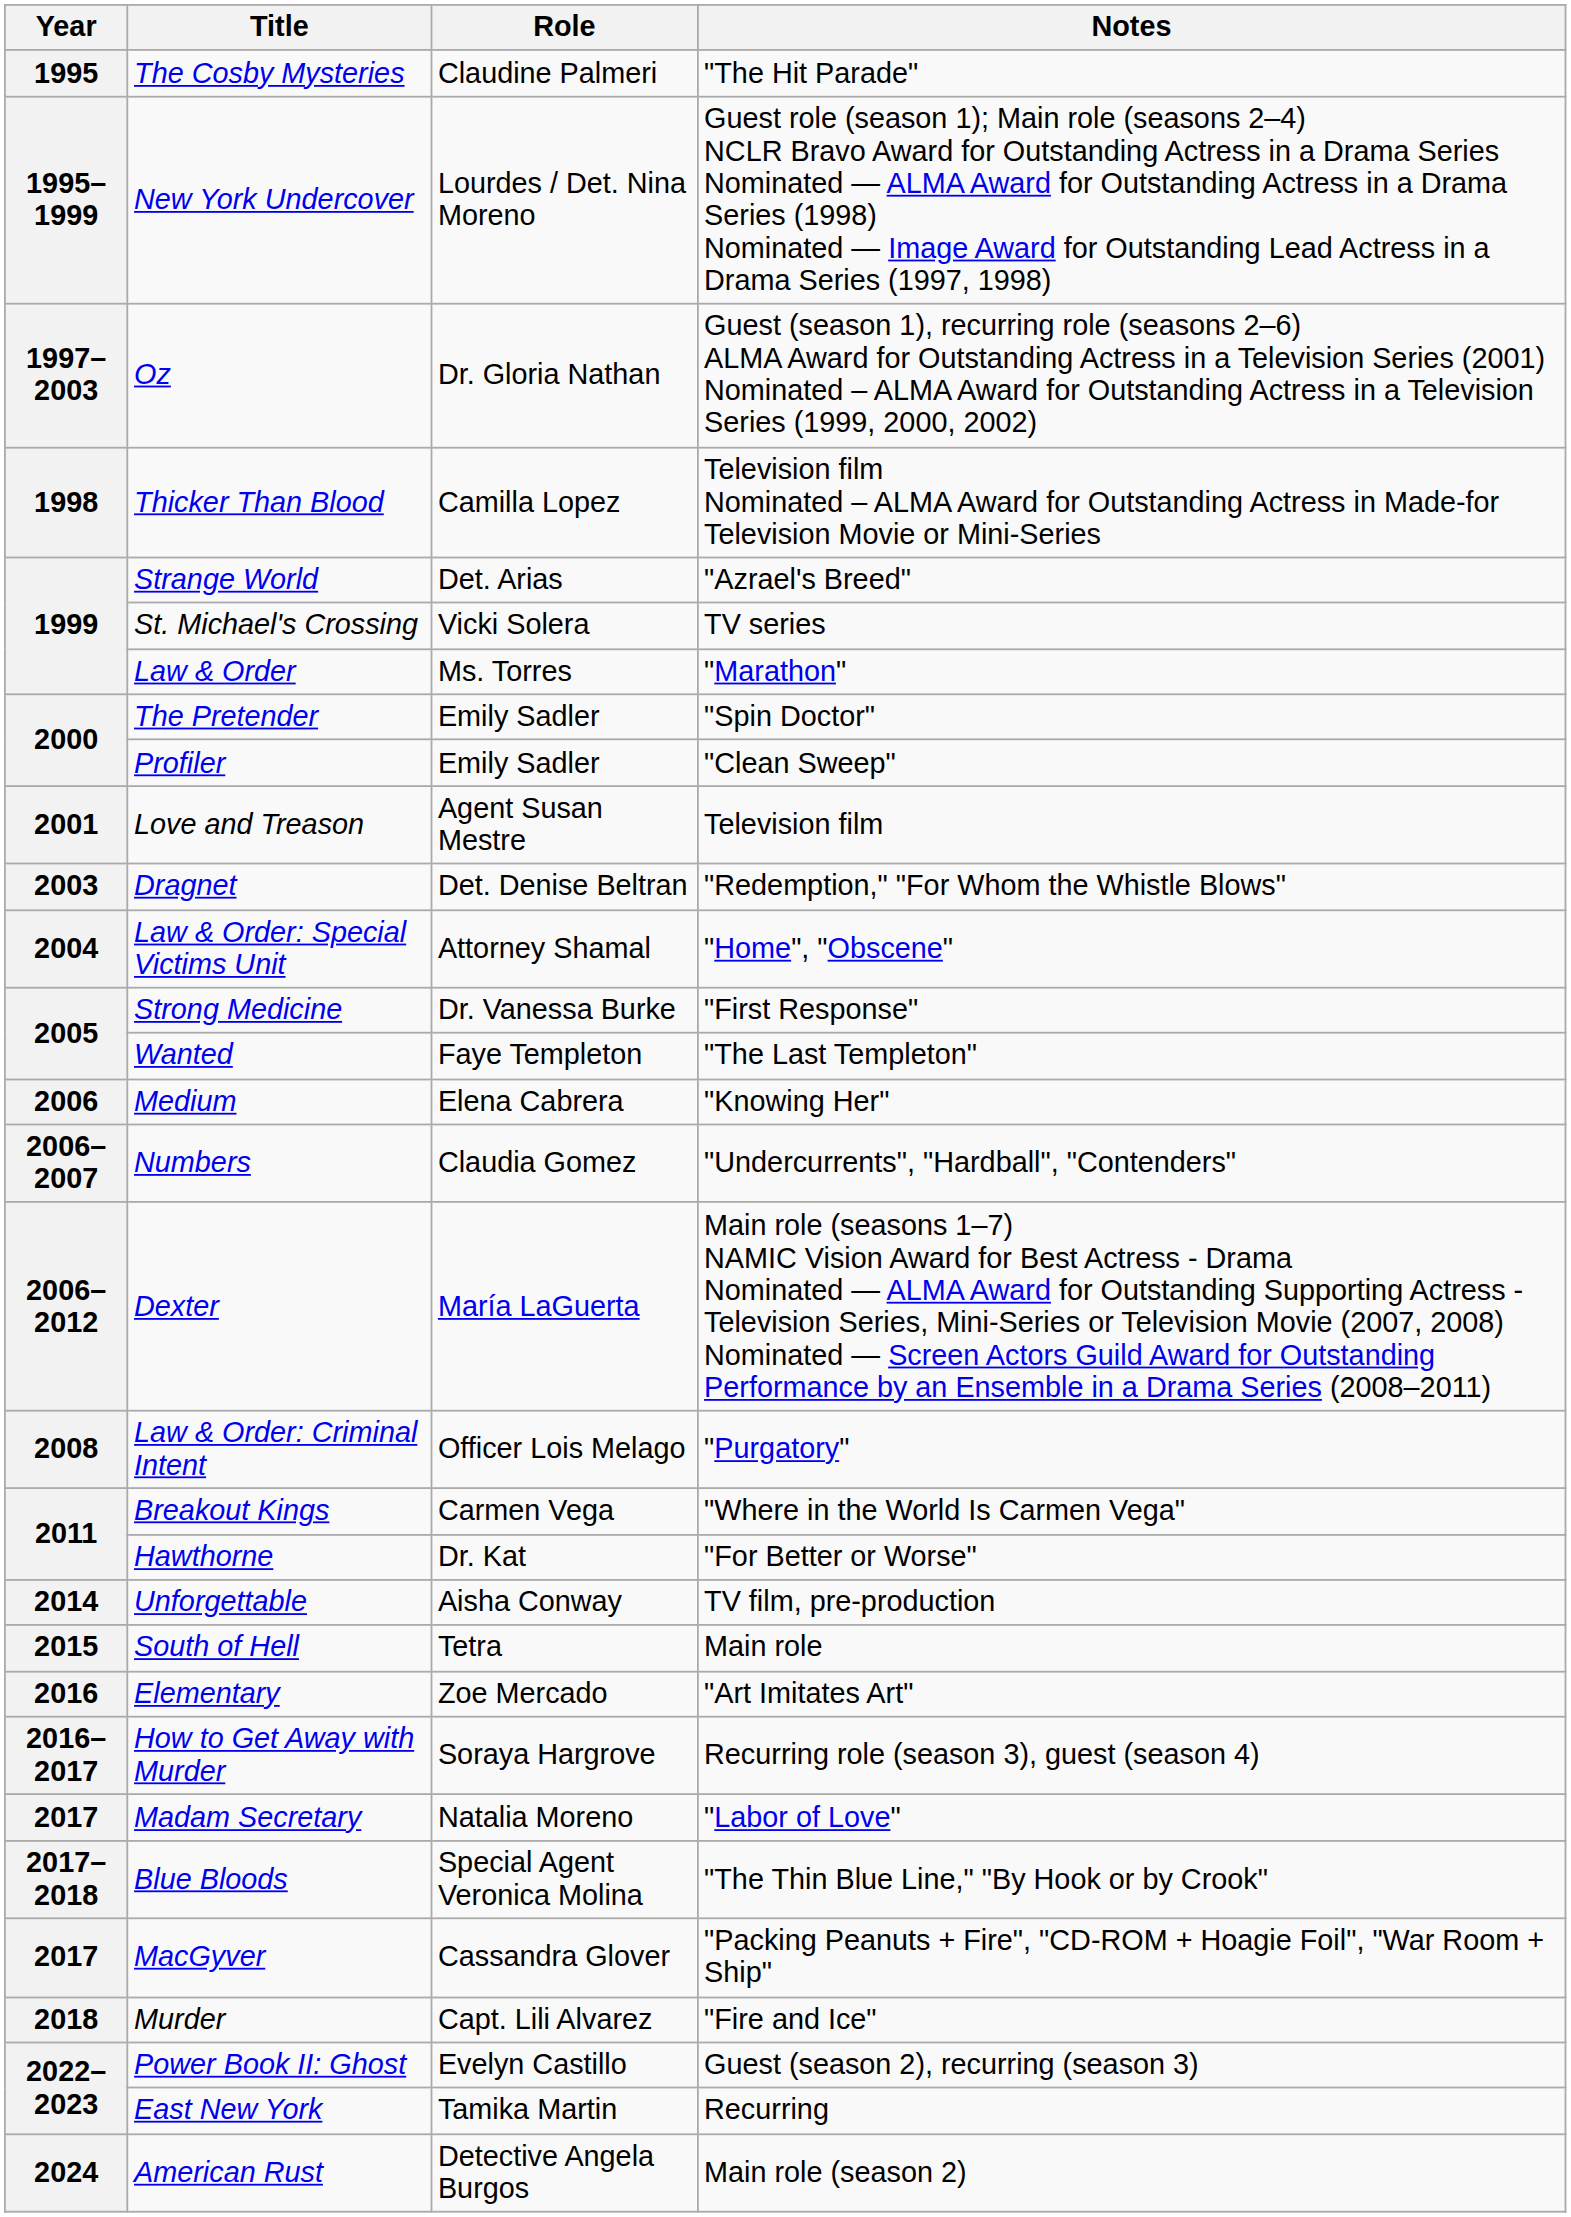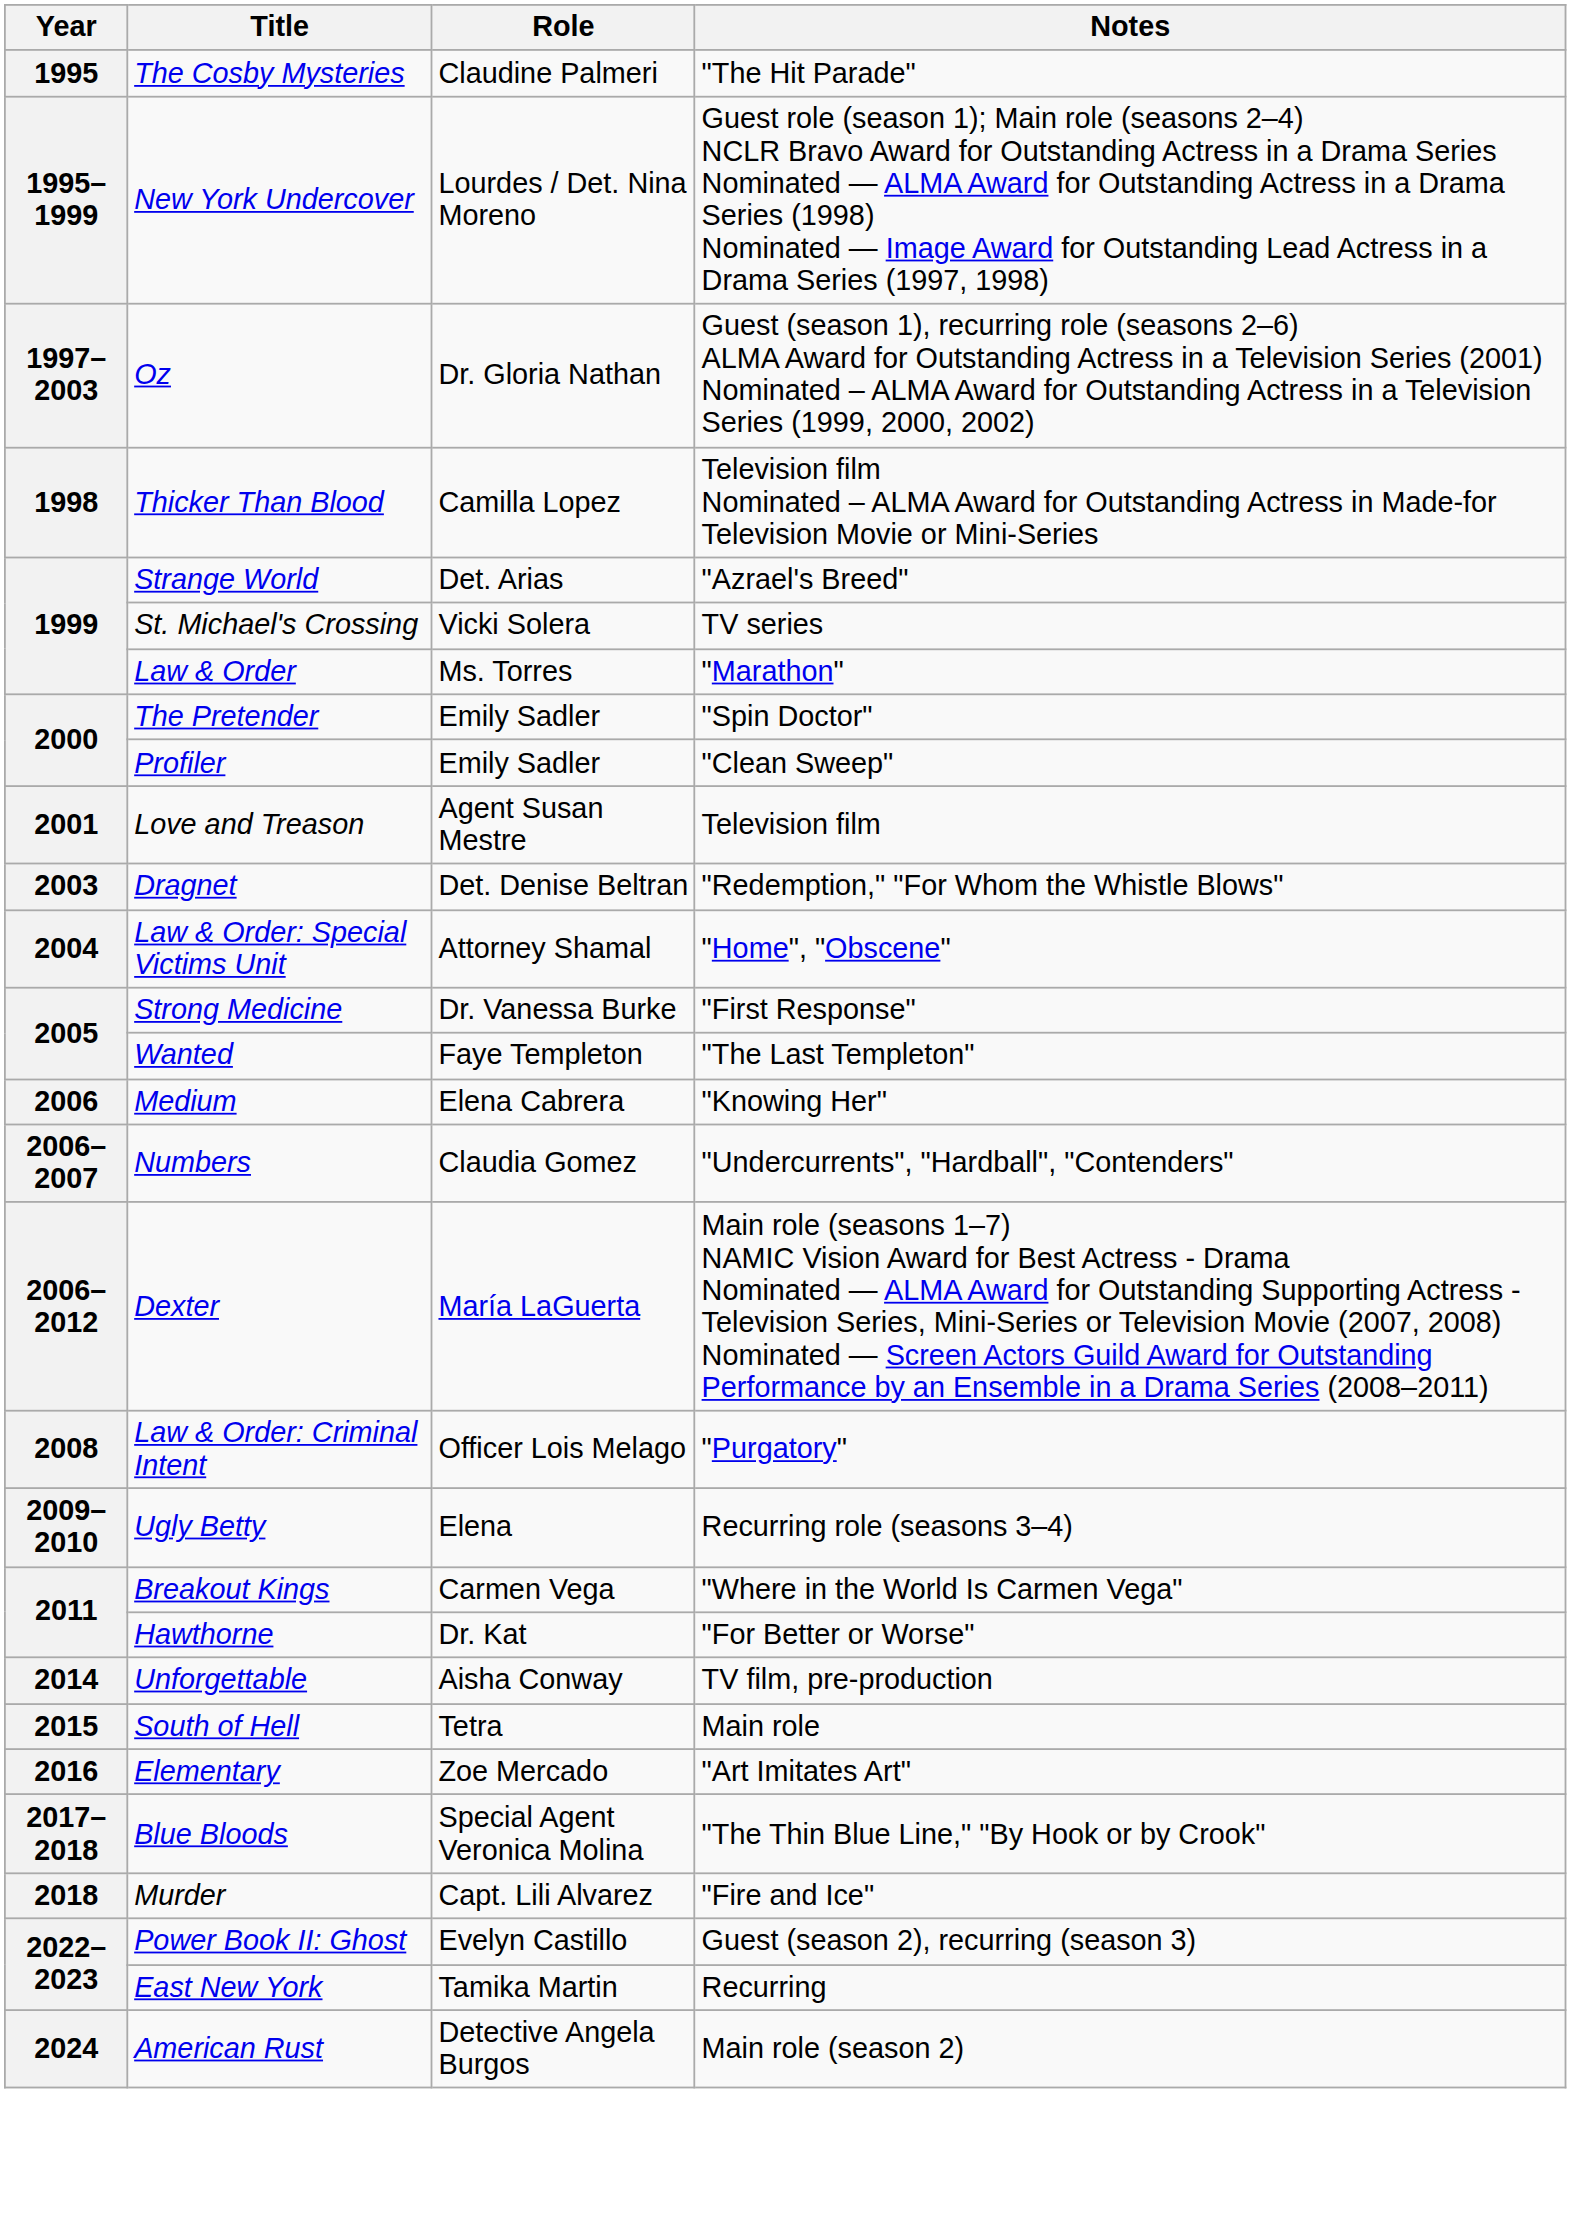+ row: (200, 1526)
- row: (274, 1755)
- row: (248, 1817)
- row: (200, 1957)
